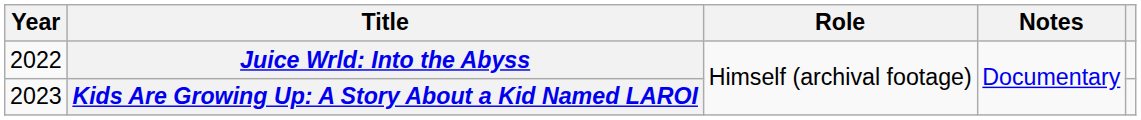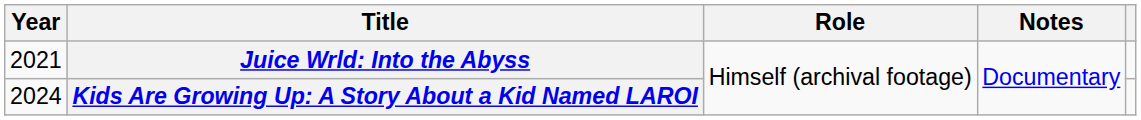(36, 59) 2022 -> (36, 59) 2021
(36, 96) 2023 -> (36, 96) 2024
